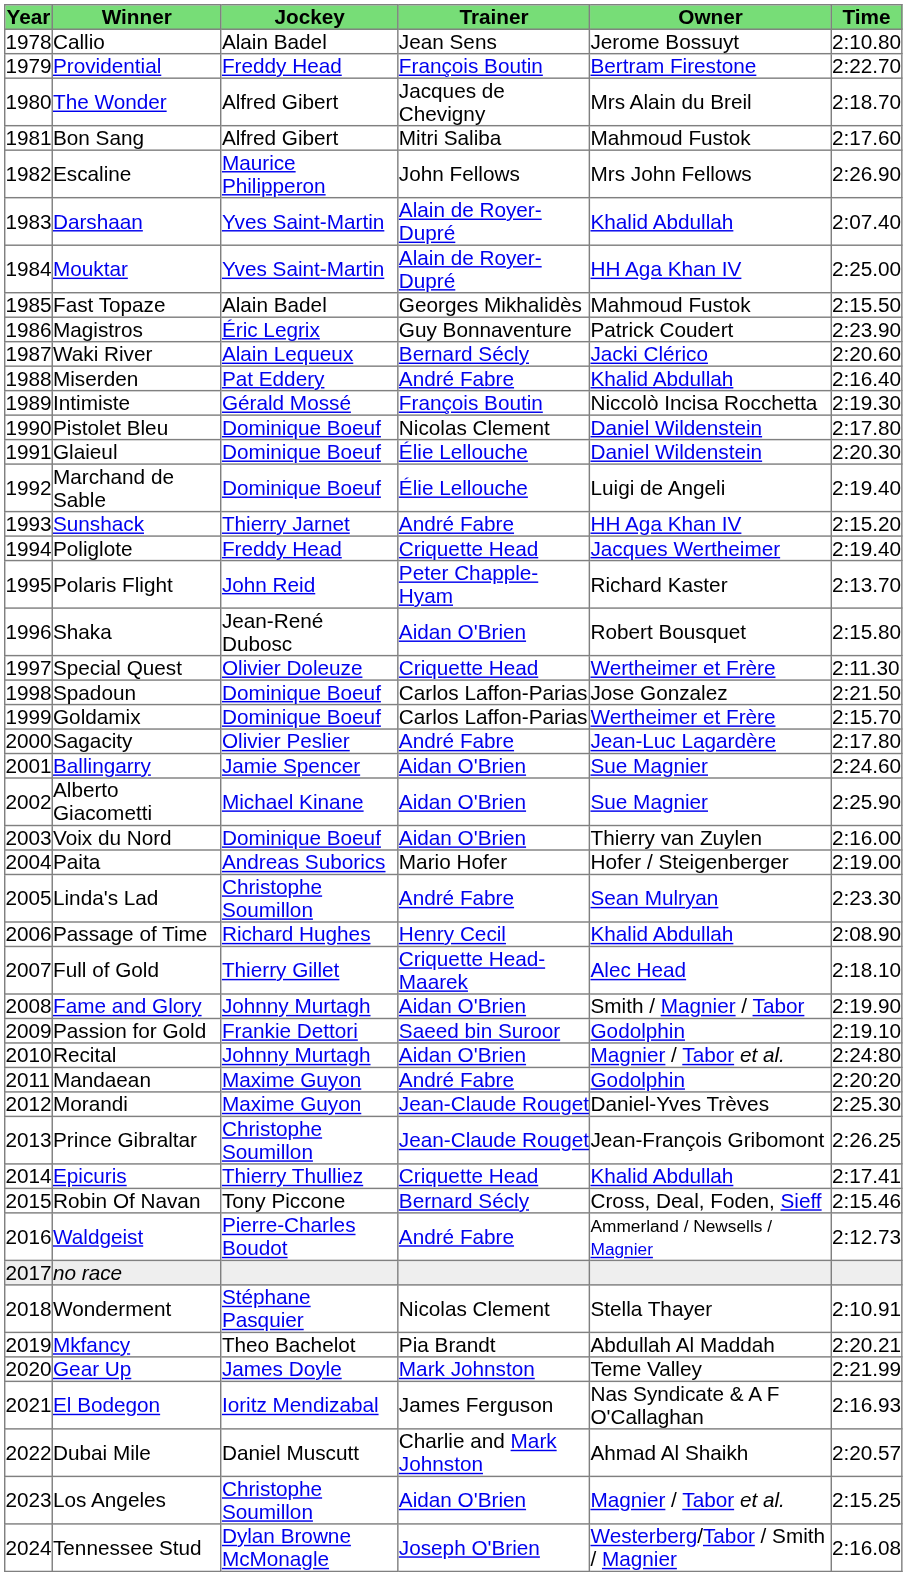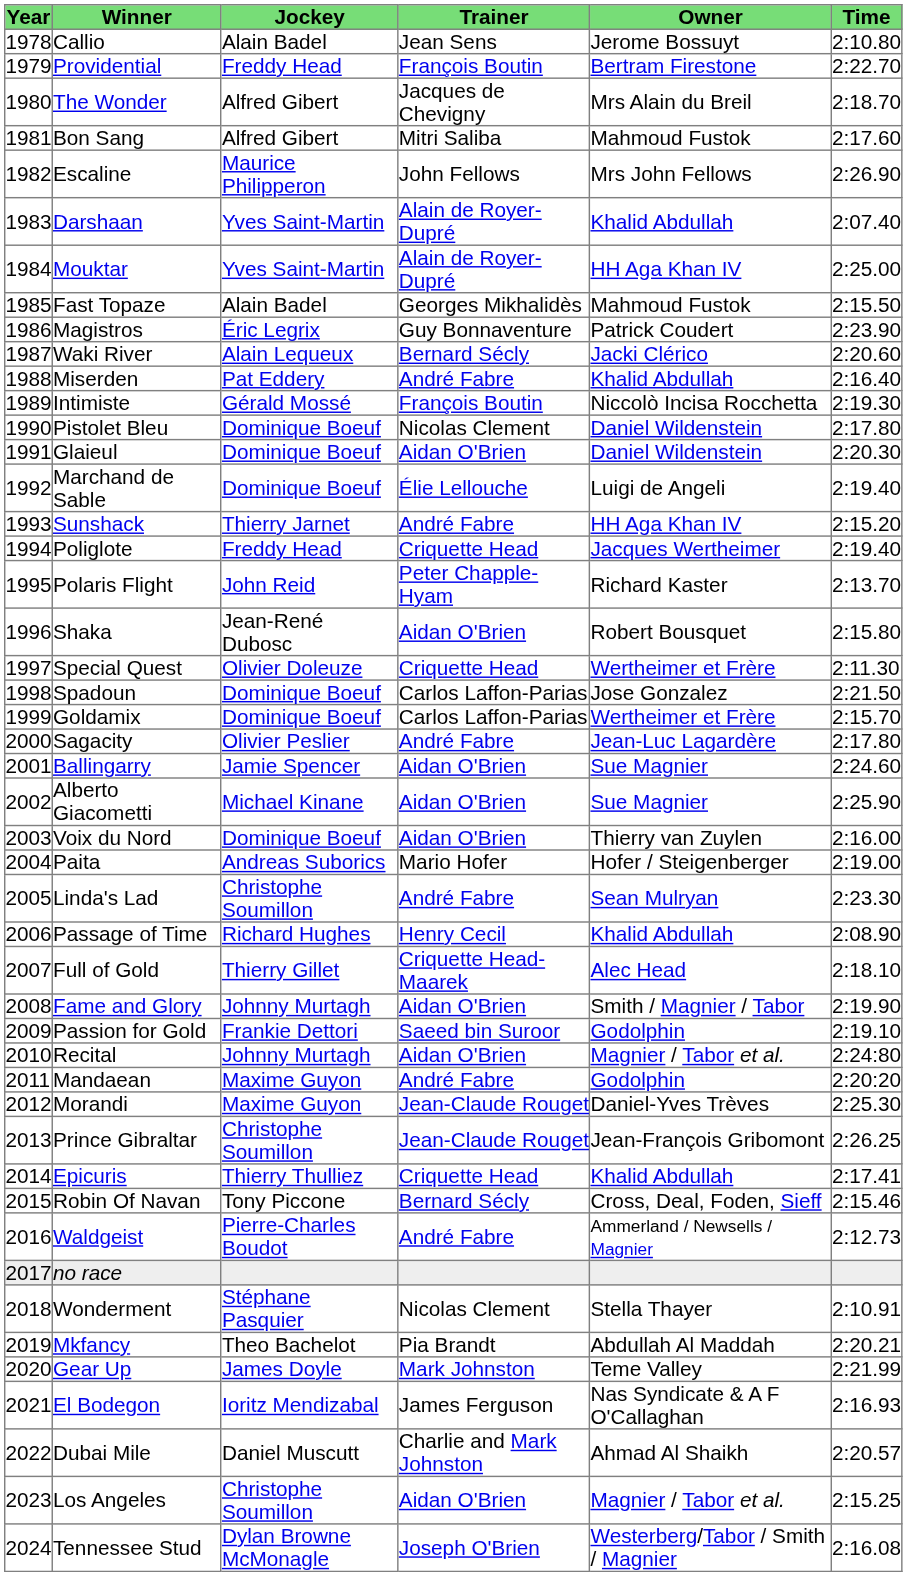(463, 452) Élie Lellouche -> (462, 452) Aidan O'Brien
